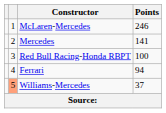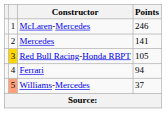(13, 55) no background -> (13, 55) gold background
(142, 55) 100 -> (142, 55) 105
